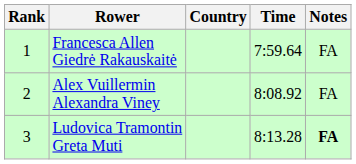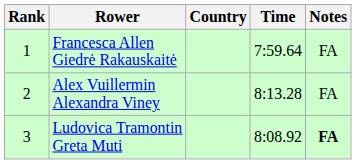(278, 94) 8:08.92 -> (278, 94) 8:13.28
(278, 136) 8:13.28 -> (278, 136) 8:08.92
